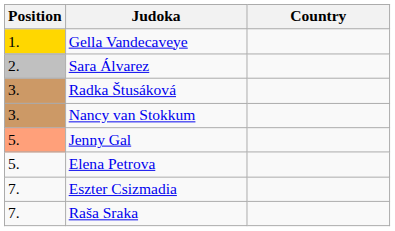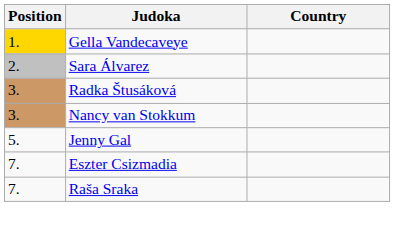(14, 139) lightsalmon background -> (14, 139) no background
- row: (112, 164)
